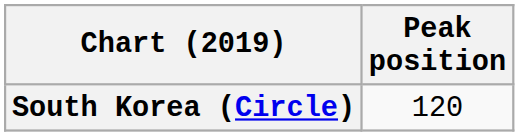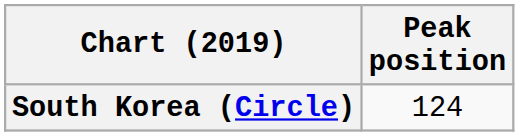(437, 108) 120 -> (437, 108) 124
